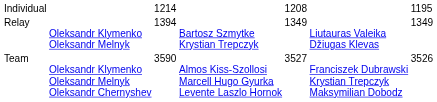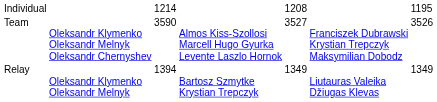rows swapped: (16, 59) <-> (17, 22)
